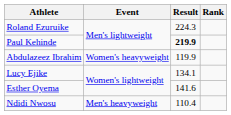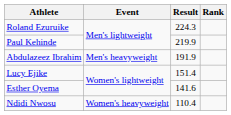(186, 42) bold -> (186, 42) normal
(127, 58) Women's heavyweight -> (121, 58) Men's heavyweight
(186, 58) 119.9 -> (186, 58) 191.9
(186, 73) 134.1 -> (186, 73) 151.4
(121, 103) Men's heavyweight -> (127, 103) Women's heavyweight
